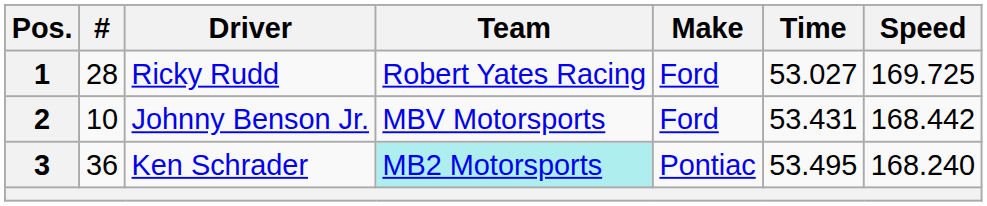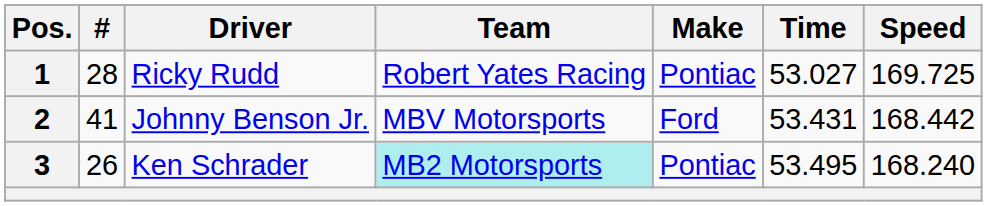(689, 74) Ford -> (708, 74) Pontiac
(102, 119) 10 -> (102, 119) 41
(102, 165) 36 -> (102, 165) 26
